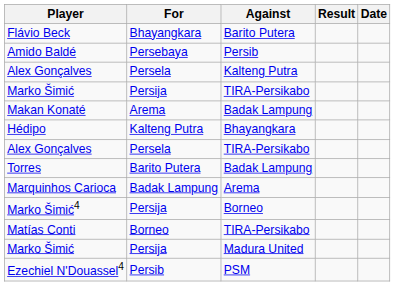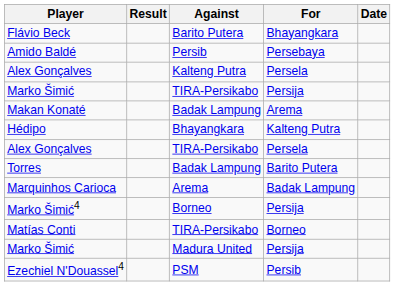columns swapped: (174, 14) <-> (336, 14)
